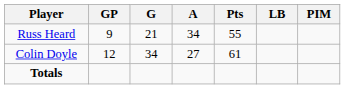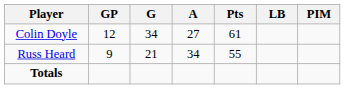rows swapped: (46, 53) <-> (46, 34)
